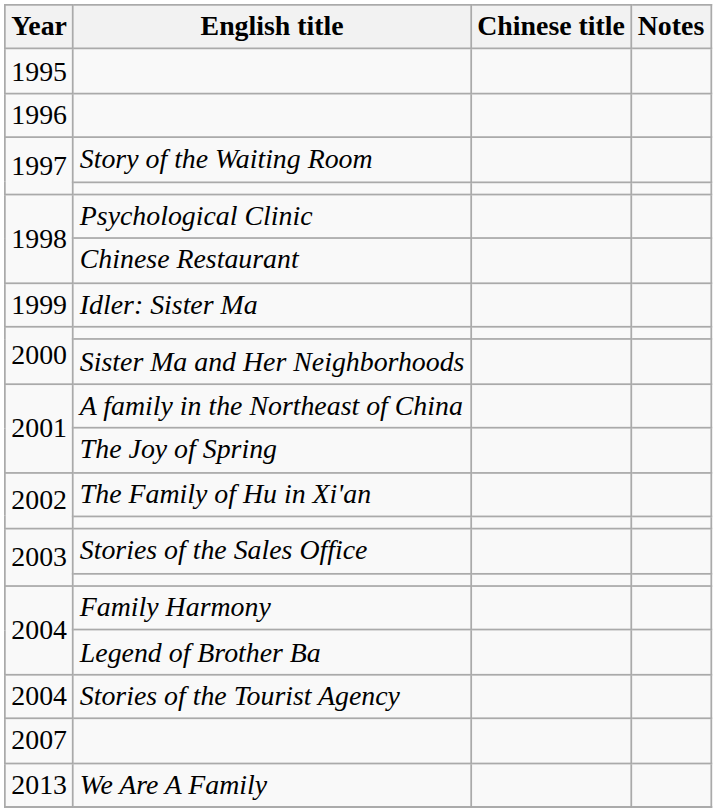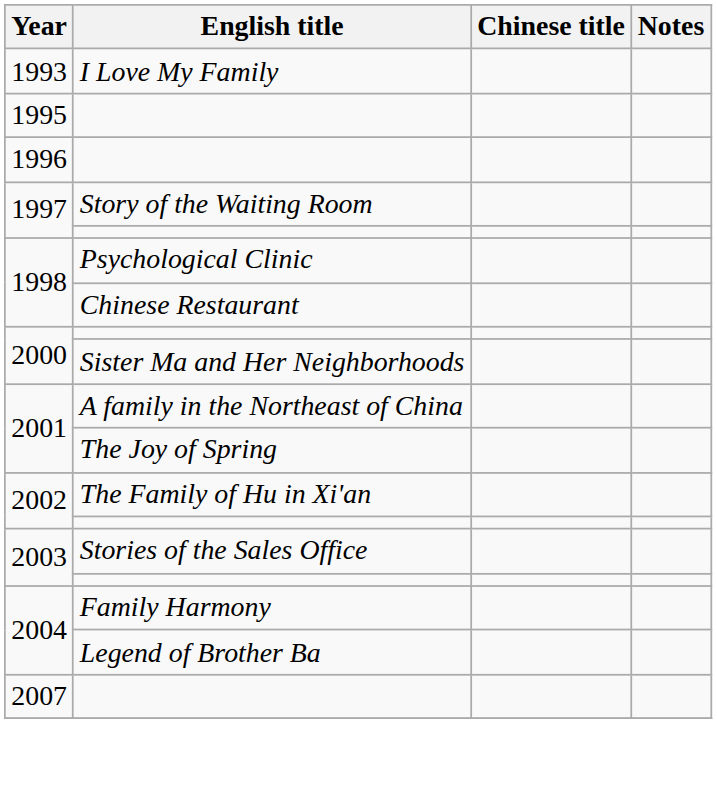+ row: (39, 70)
- row: (39, 304)
- row: (39, 696)
- row: (39, 784)
